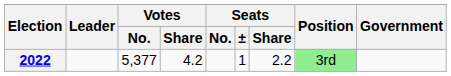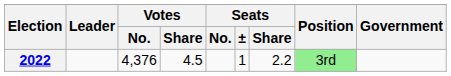(139, 60) 5,377 -> (139, 60) 4,376
(193, 60) 4.2 -> (193, 60) 4.5
